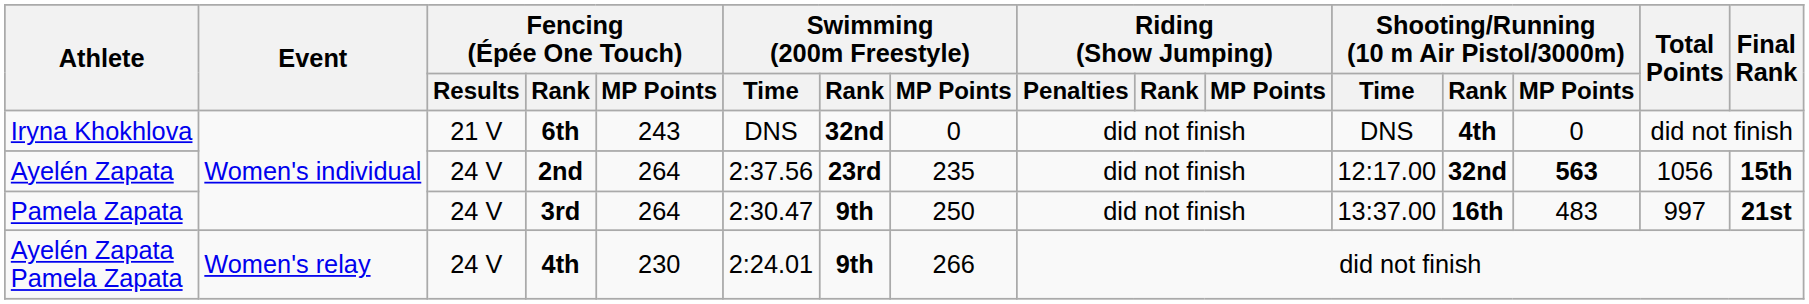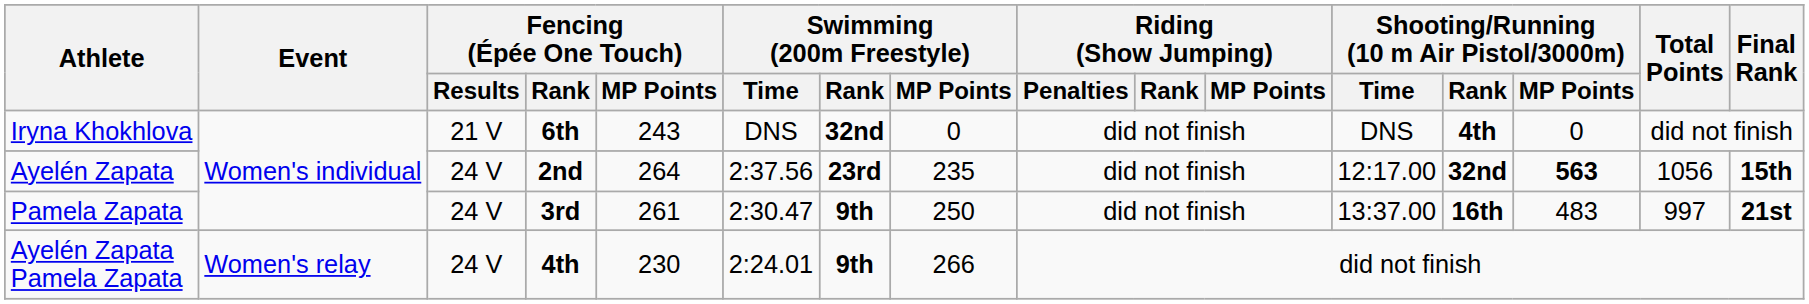(659, 211) 264 -> (659, 211) 261
